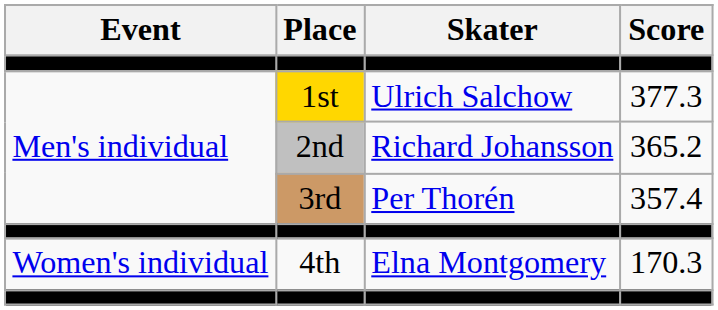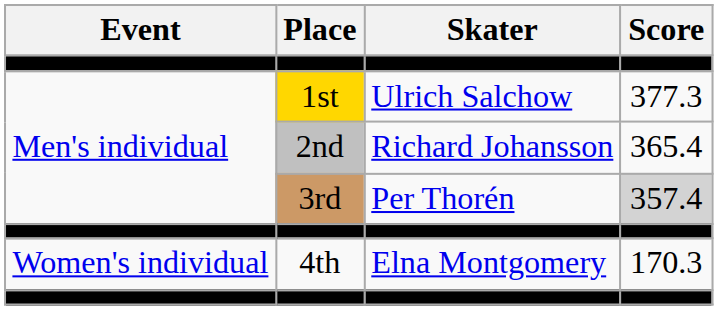(666, 146) 365.2 -> (666, 146) 365.4
(666, 197) no background -> (666, 197) lightgrey background
